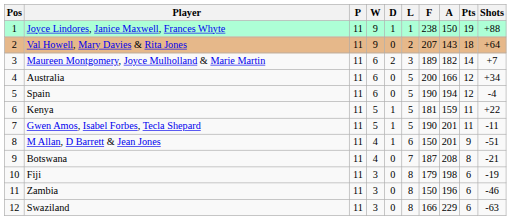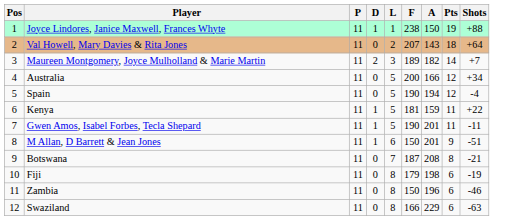- column: (375, 12)
